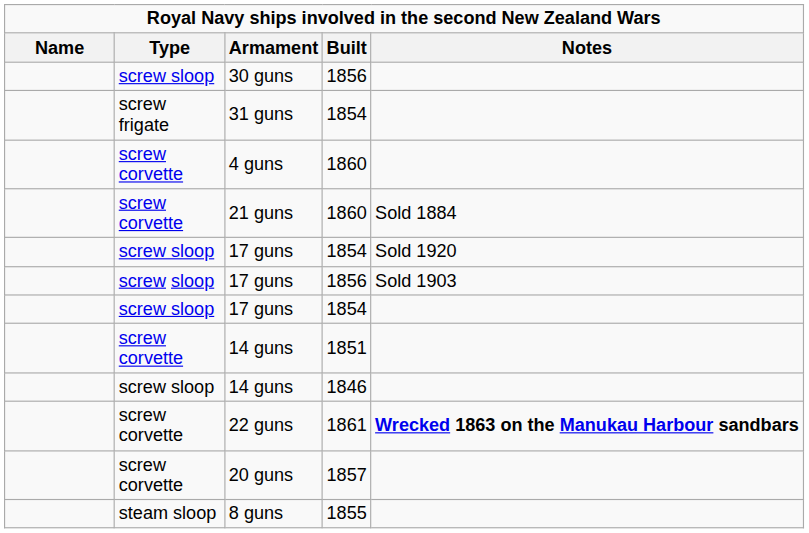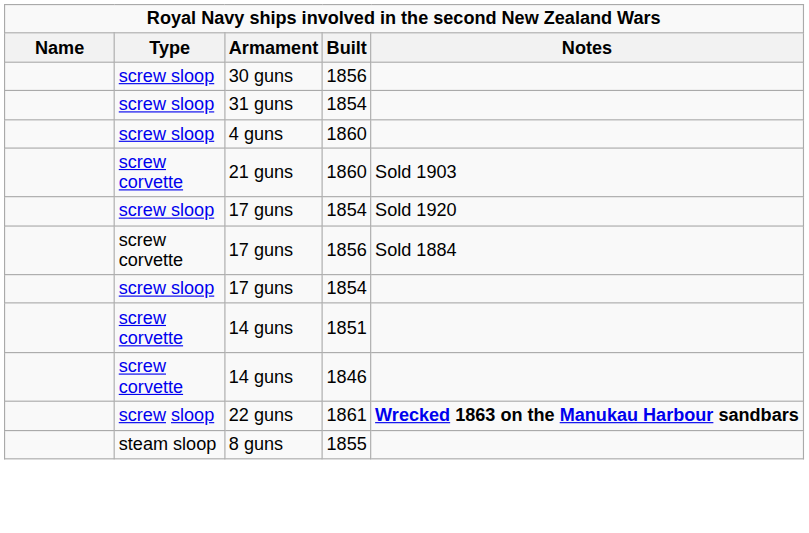(144, 115) screw frigate -> (166, 104) screw sloop
(151, 164) screw corvette -> (166, 133) screw sloop
(416, 213) Sold 1884 -> (416, 172) Sold 1903
(166, 280) screw sloop -> (151, 250) screw corvette
(416, 280) Sold 1903 -> (416, 250) Sold 1884
(166, 386) screw sloop -> (151, 376) screw corvette
(151, 425) screw corvette -> (166, 415) screw sloop
- row: (261, 474)
